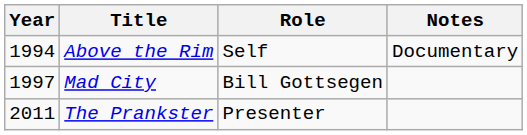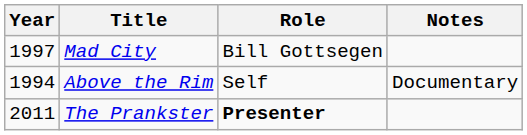rows swapped: (139, 51) <-> (110, 83)
(274, 114) normal -> (274, 114) bold
